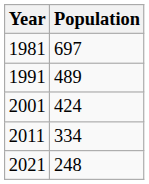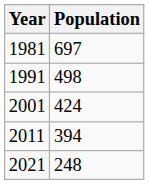(68, 77) 489 -> (68, 77) 498
(68, 135) 334 -> (68, 135) 394
